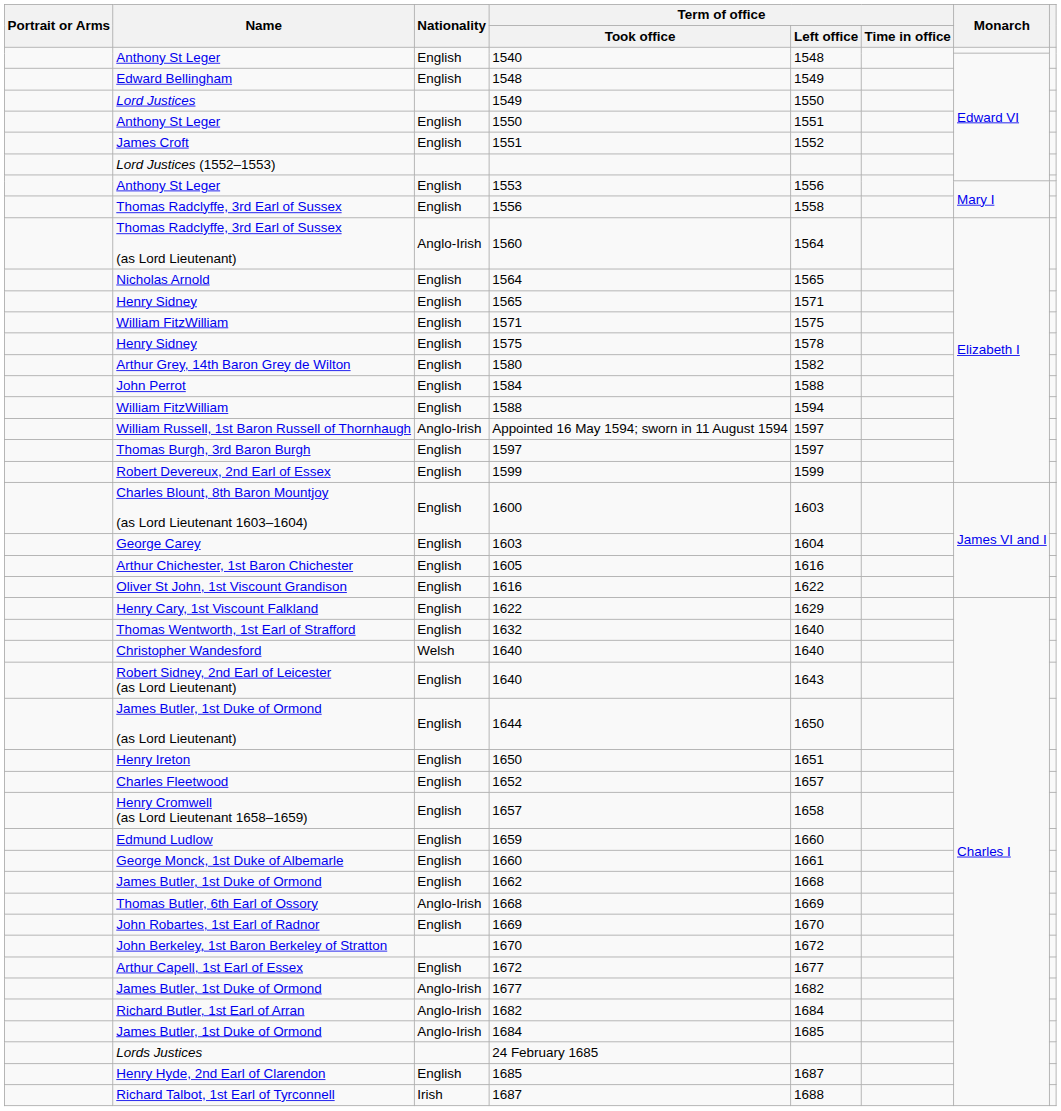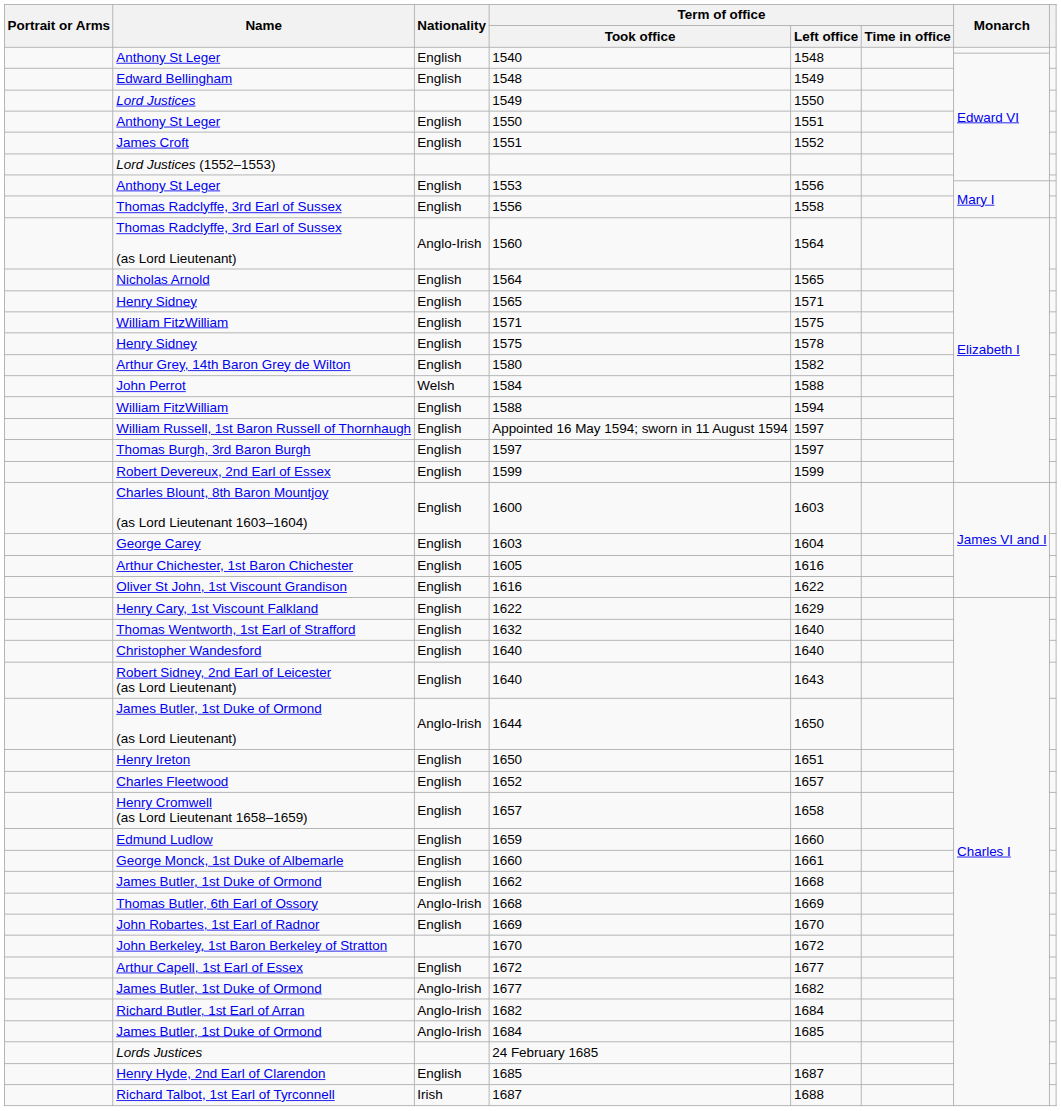(439, 386) English -> (436, 386) Welsh
(449, 429) Anglo-Irish -> (439, 429) English
(436, 651) Welsh -> (439, 651) English
(439, 724) English -> (449, 724) Anglo-Irish
